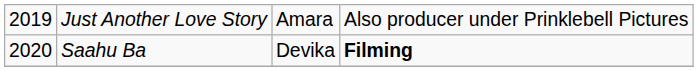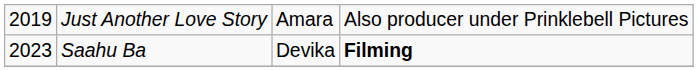(31, 50) 2020 -> (31, 50) 2023
